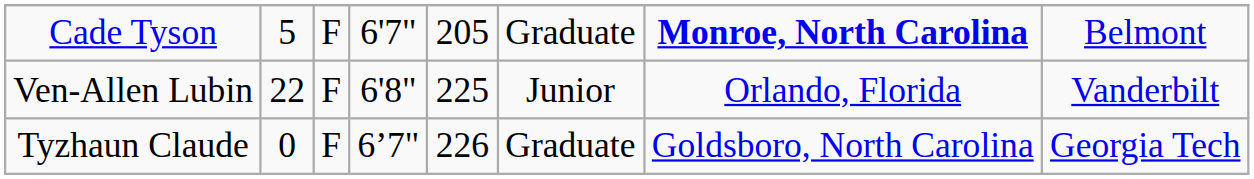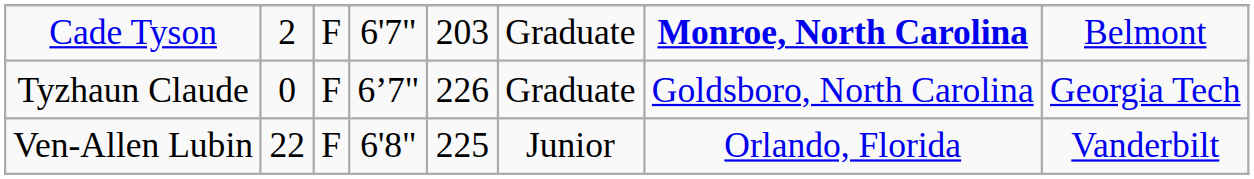(287, 32) 5 -> (287, 32) 2
(462, 32) 205 -> (462, 32) 203
rows swapped: (133, 88) <-> (133, 145)
